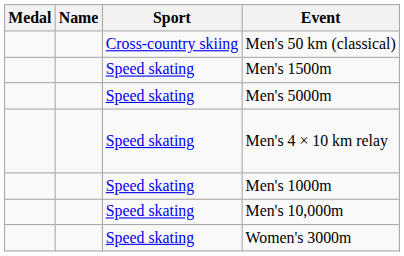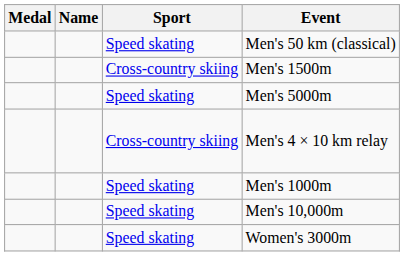(172, 44) Cross-country skiing -> (150, 44) Speed skating
(150, 70) Speed skating -> (172, 70) Cross-country skiing
(150, 141) Speed skating -> (172, 141) Cross-country skiing
